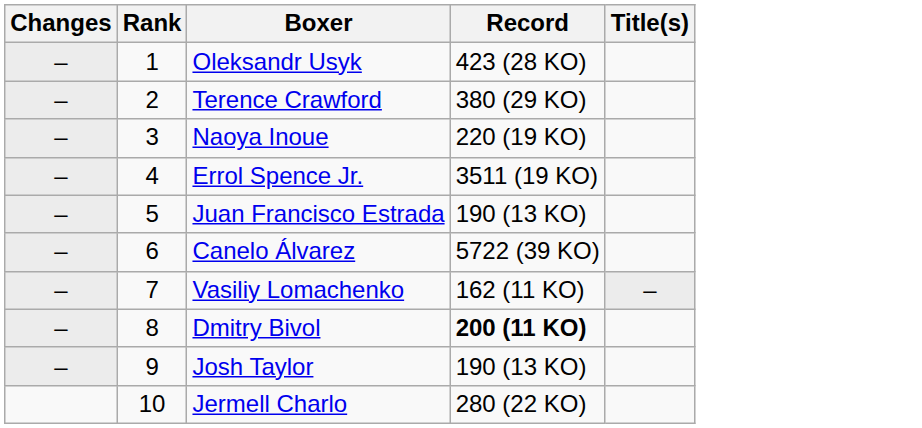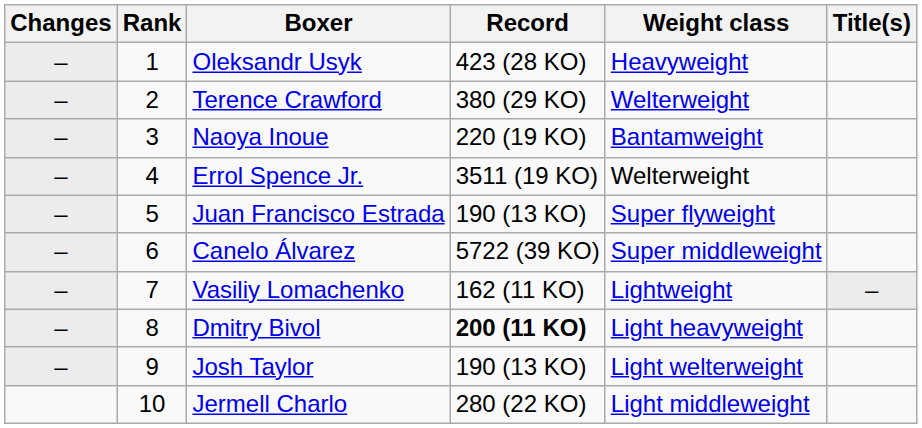+ column: (716, 23)
